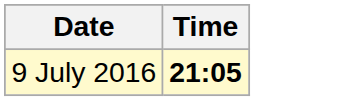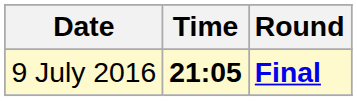+ column: (300, 26)
